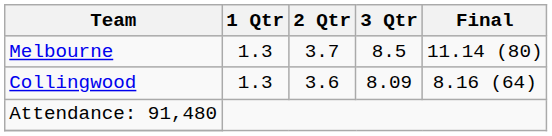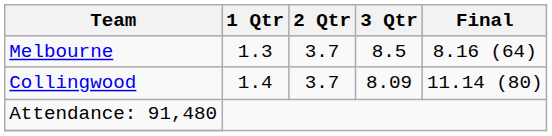(485, 52) 11.14 (80) -> (485, 52) 8.16 (64)
(255, 83) 1.3 -> (255, 83) 1.4
(322, 83) 3.6 -> (322, 83) 3.7
(485, 83) 8.16 (64) -> (485, 83) 11.14 (80)
